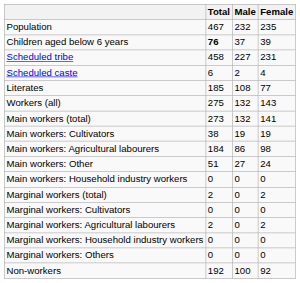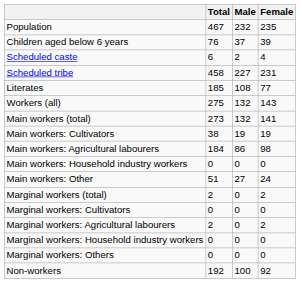(213, 42) bold -> (213, 42) normal
rows swapped: (42, 73) <-> (40, 57)
rows swapped: (97, 179) <-> (50, 164)
